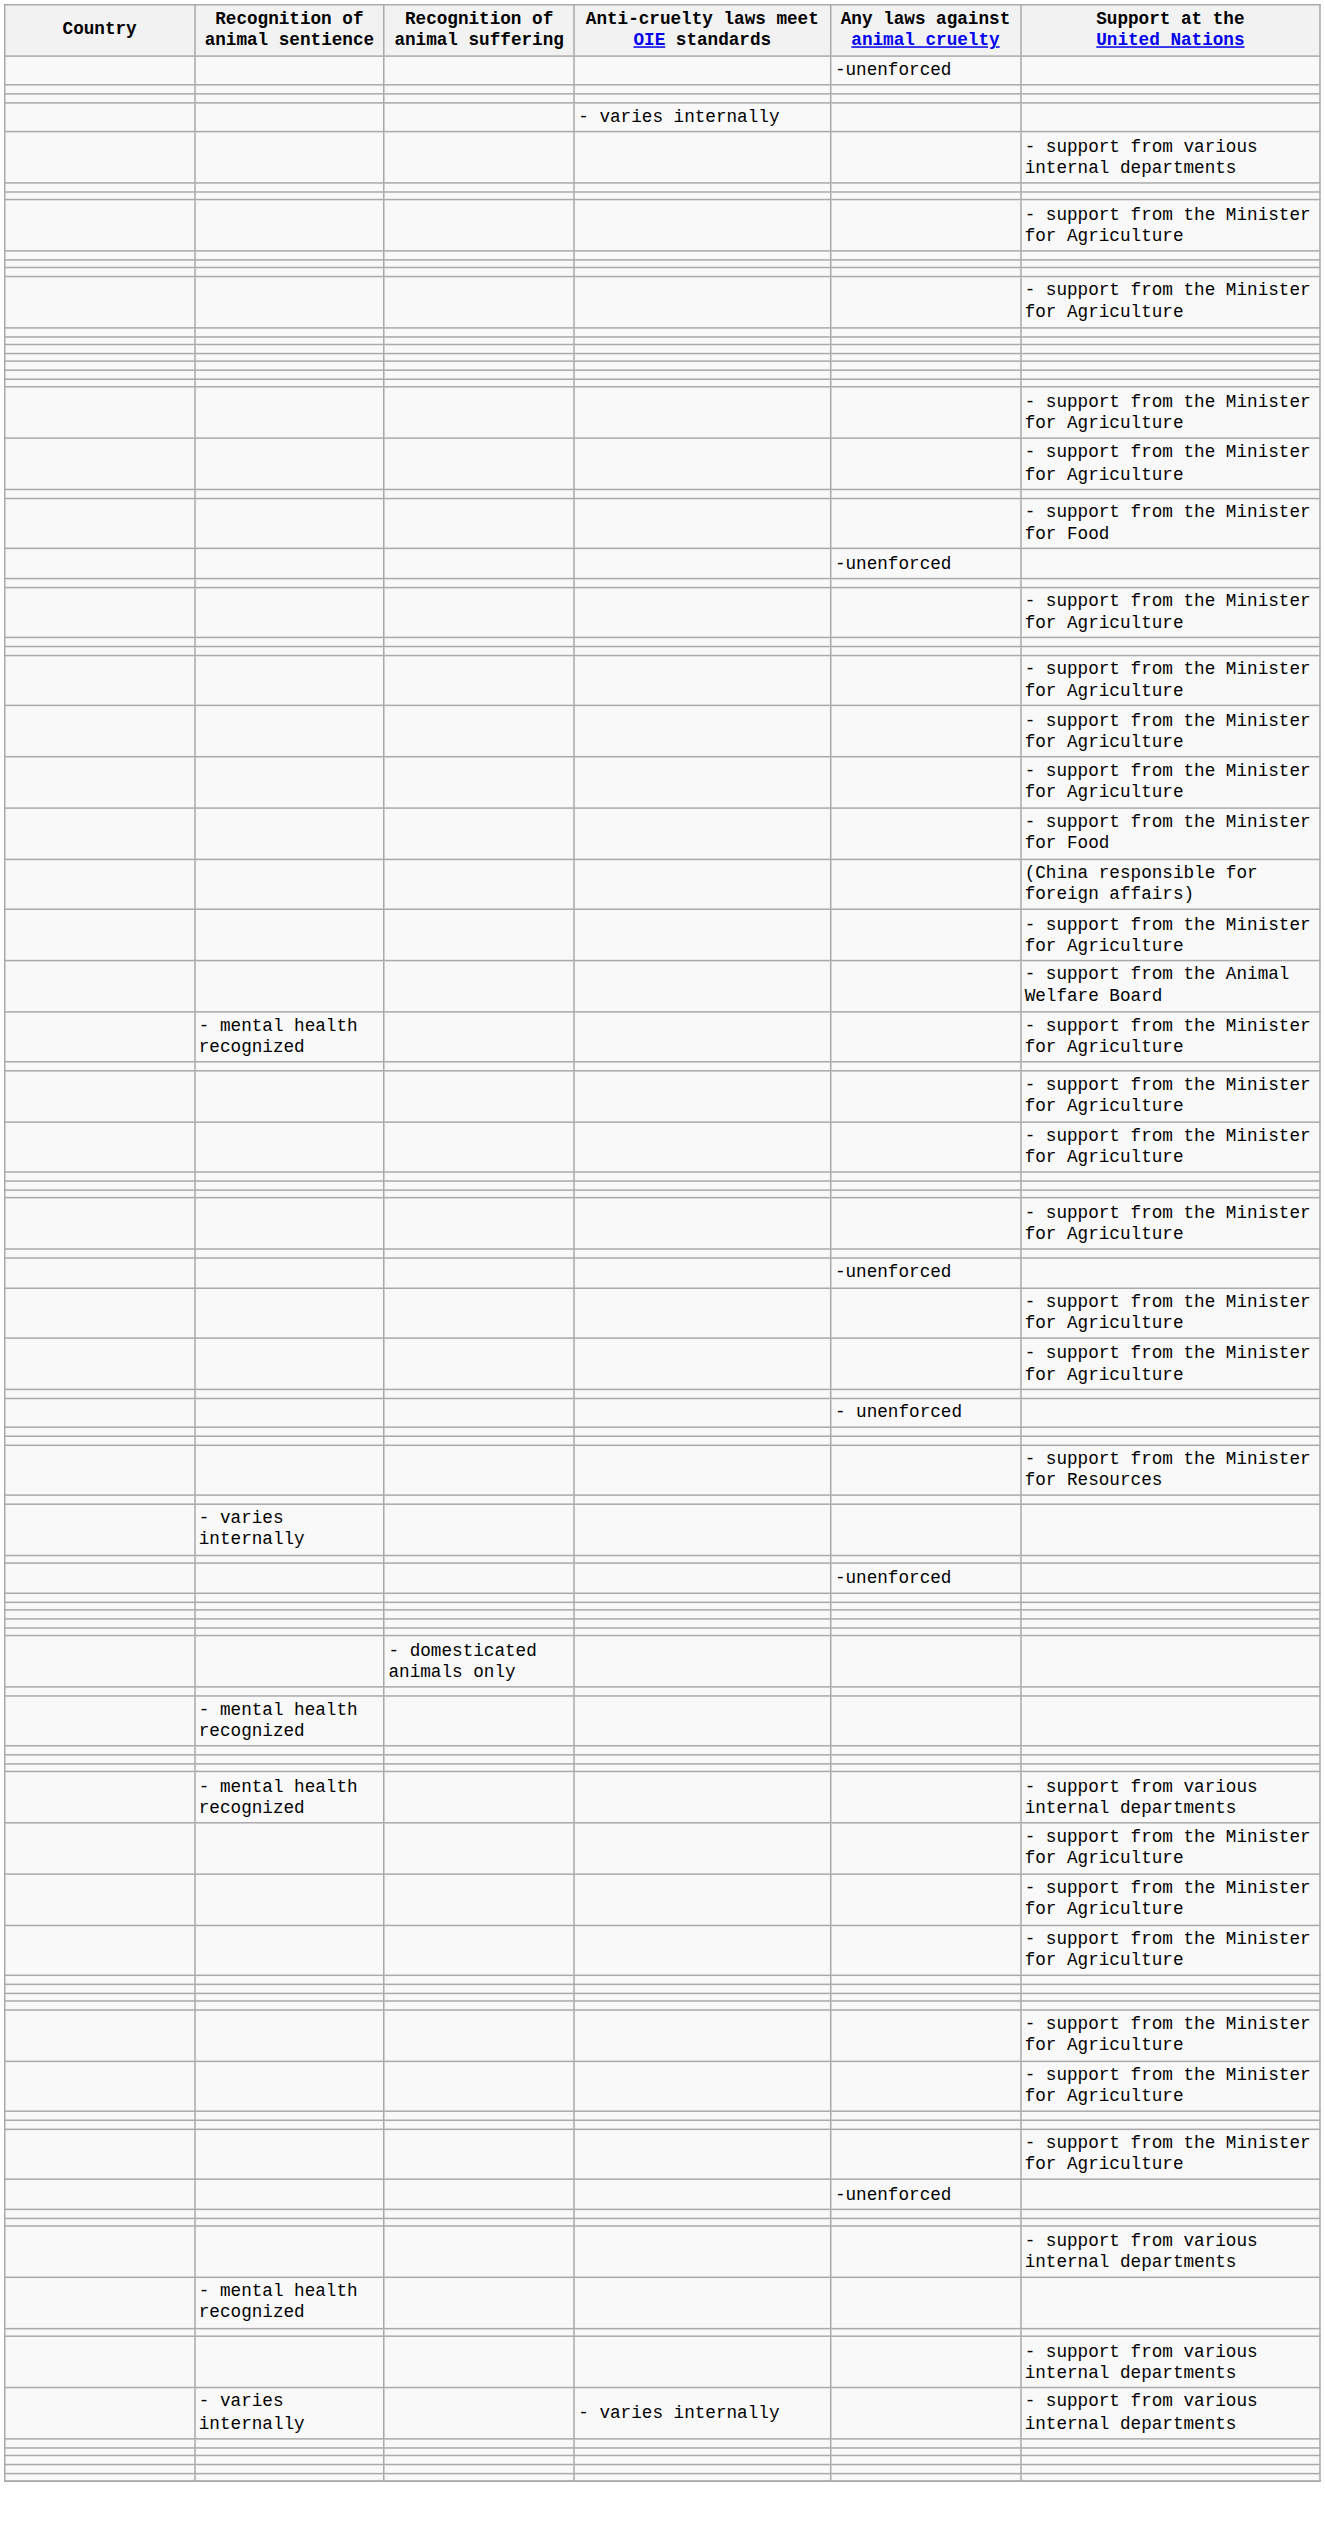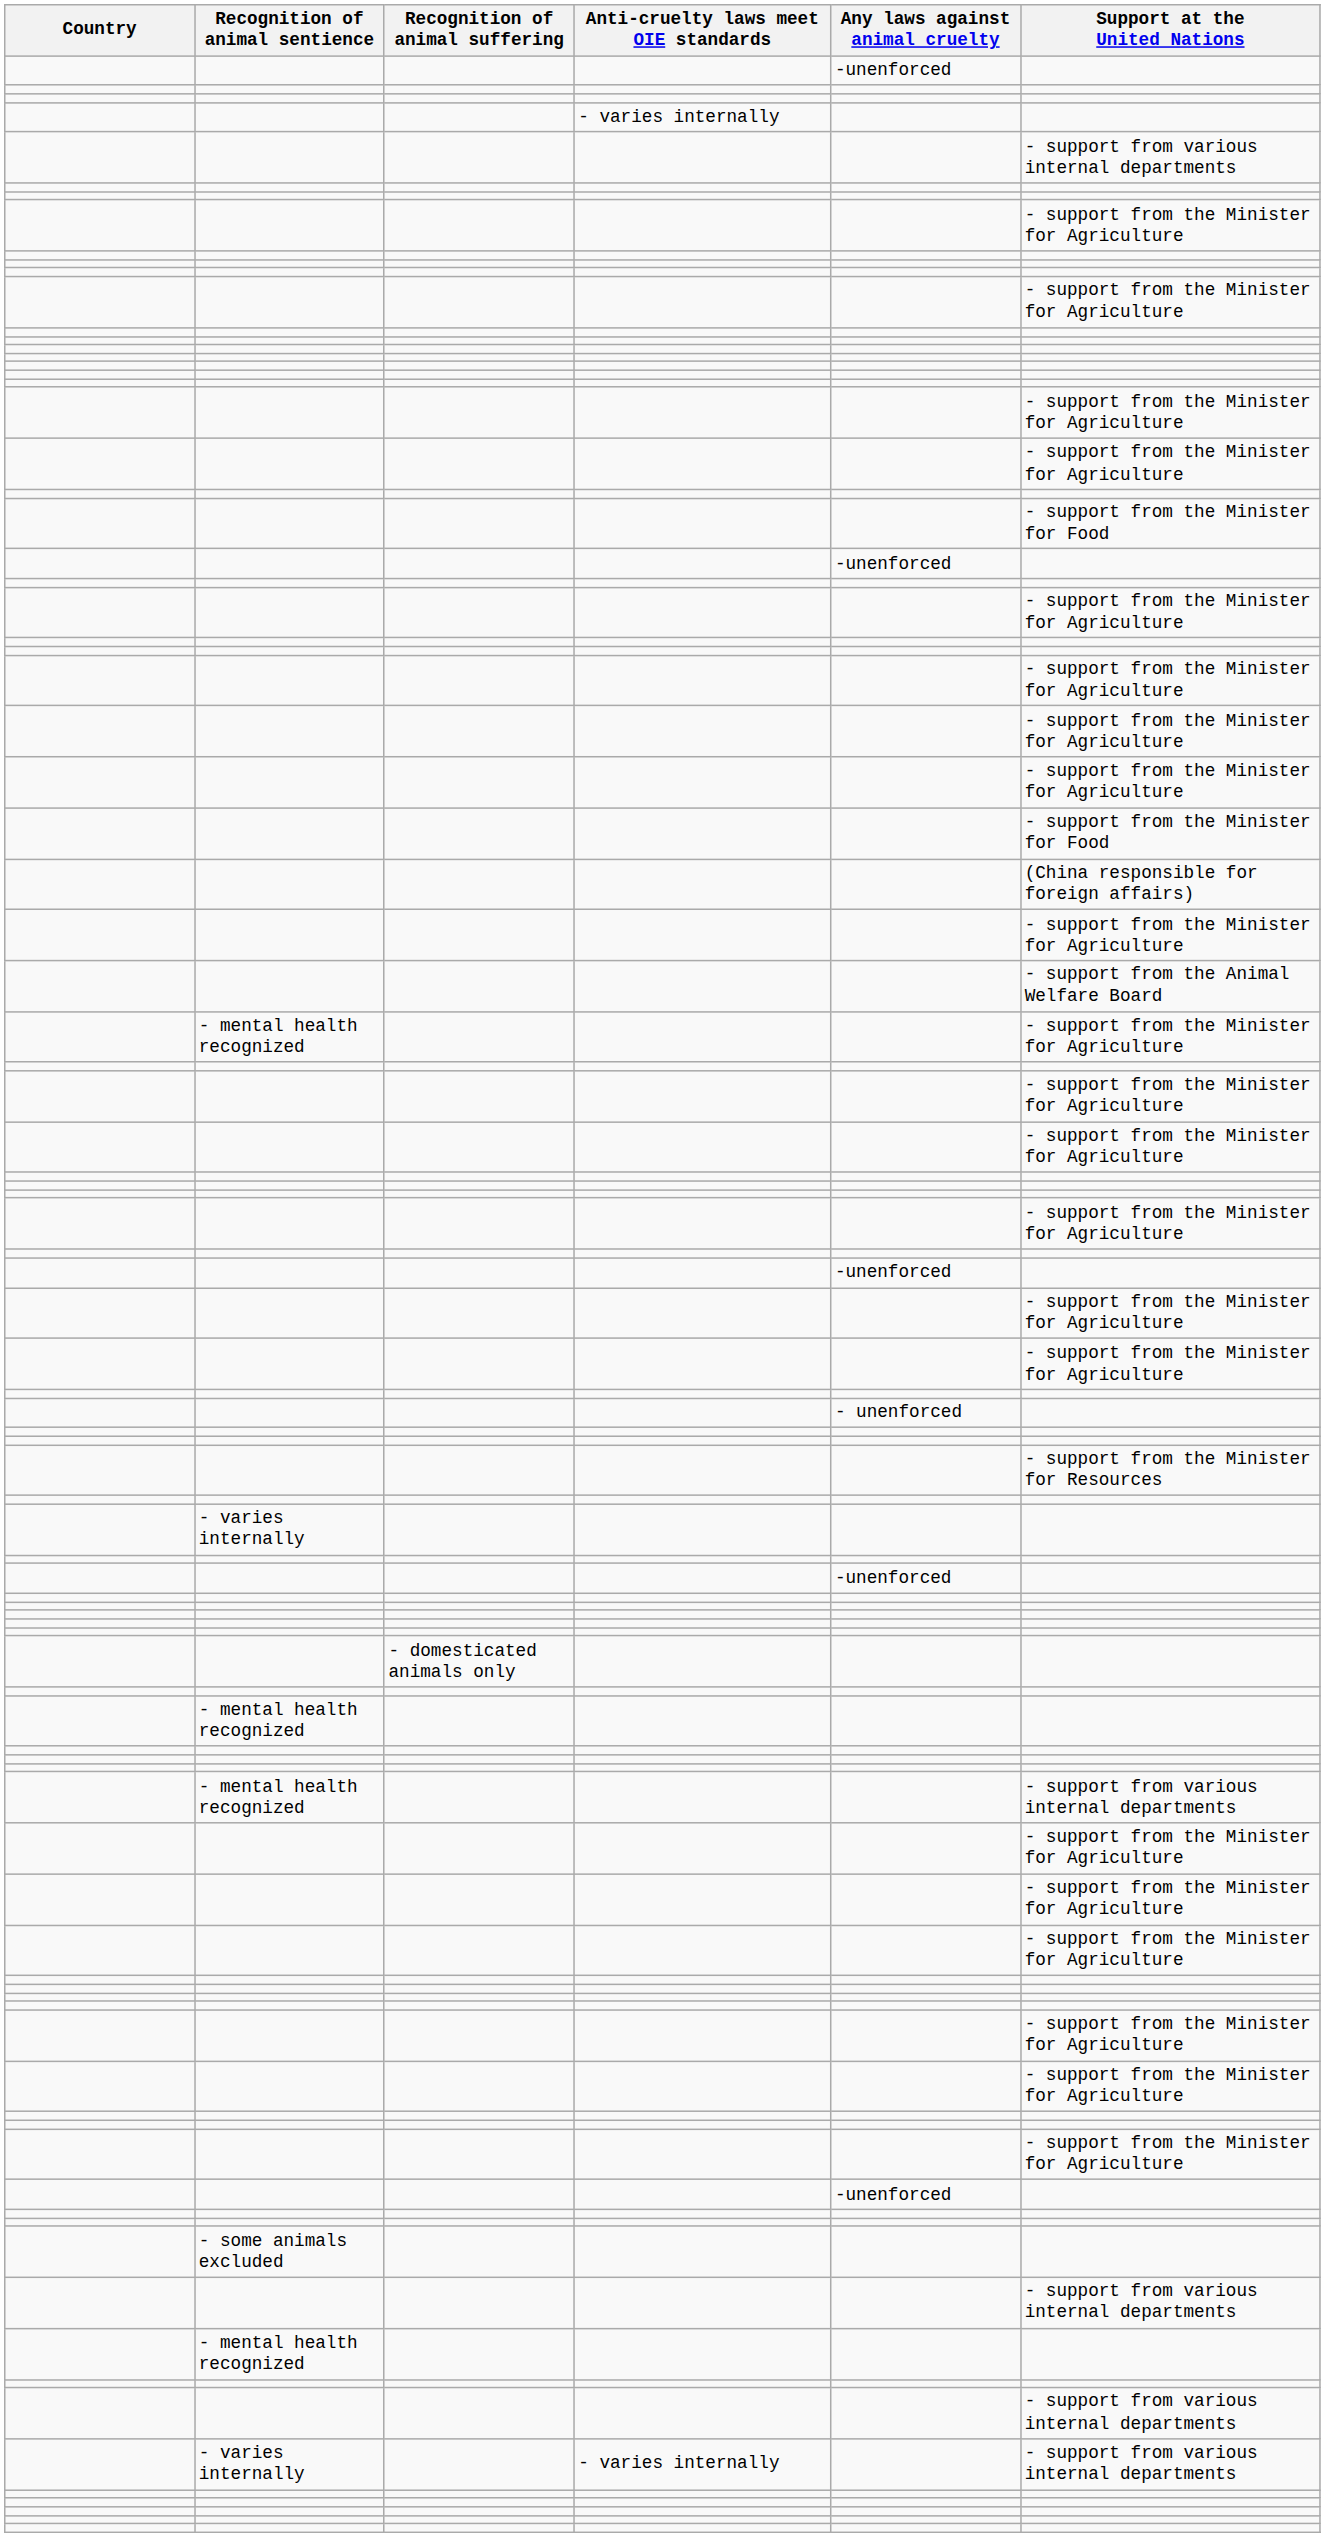+ row: (273, 2252)
